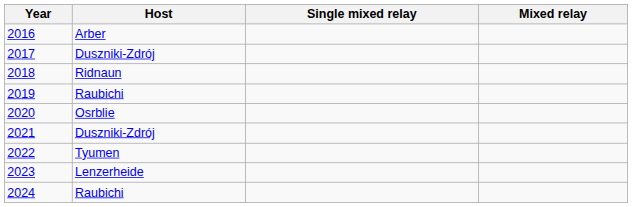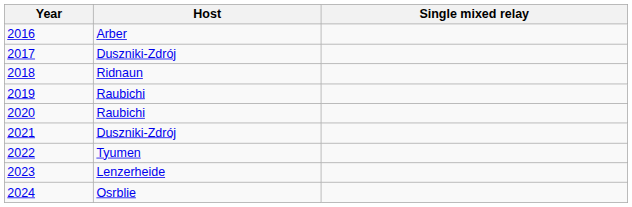- column: (553, 14)
(95, 113) Osrblie -> (121, 113) Raubichi
(99, 192) Raubichi -> (116, 192) Osrblie
